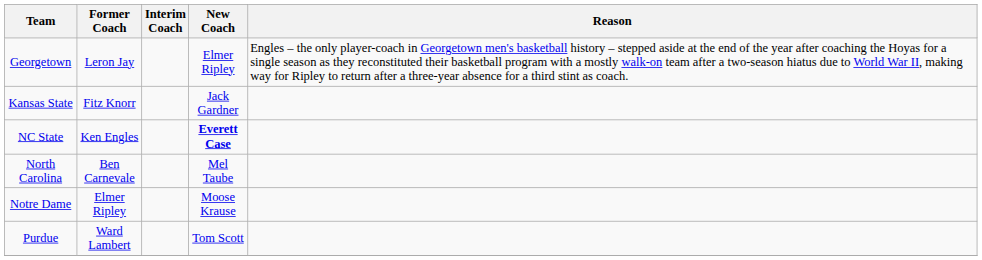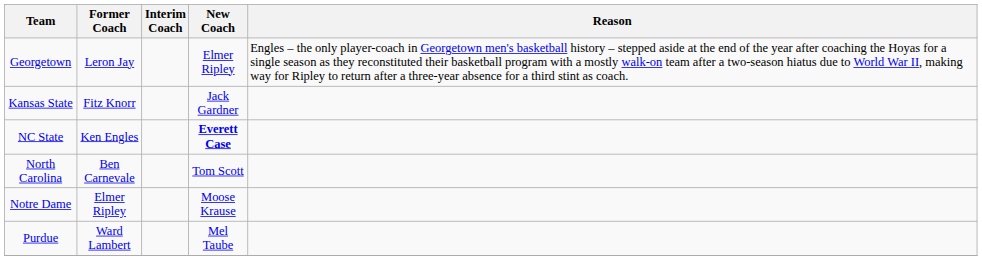(218, 170) Mel Taube -> (218, 170) Tom Scott
(218, 238) Tom Scott -> (218, 238) Mel Taube
